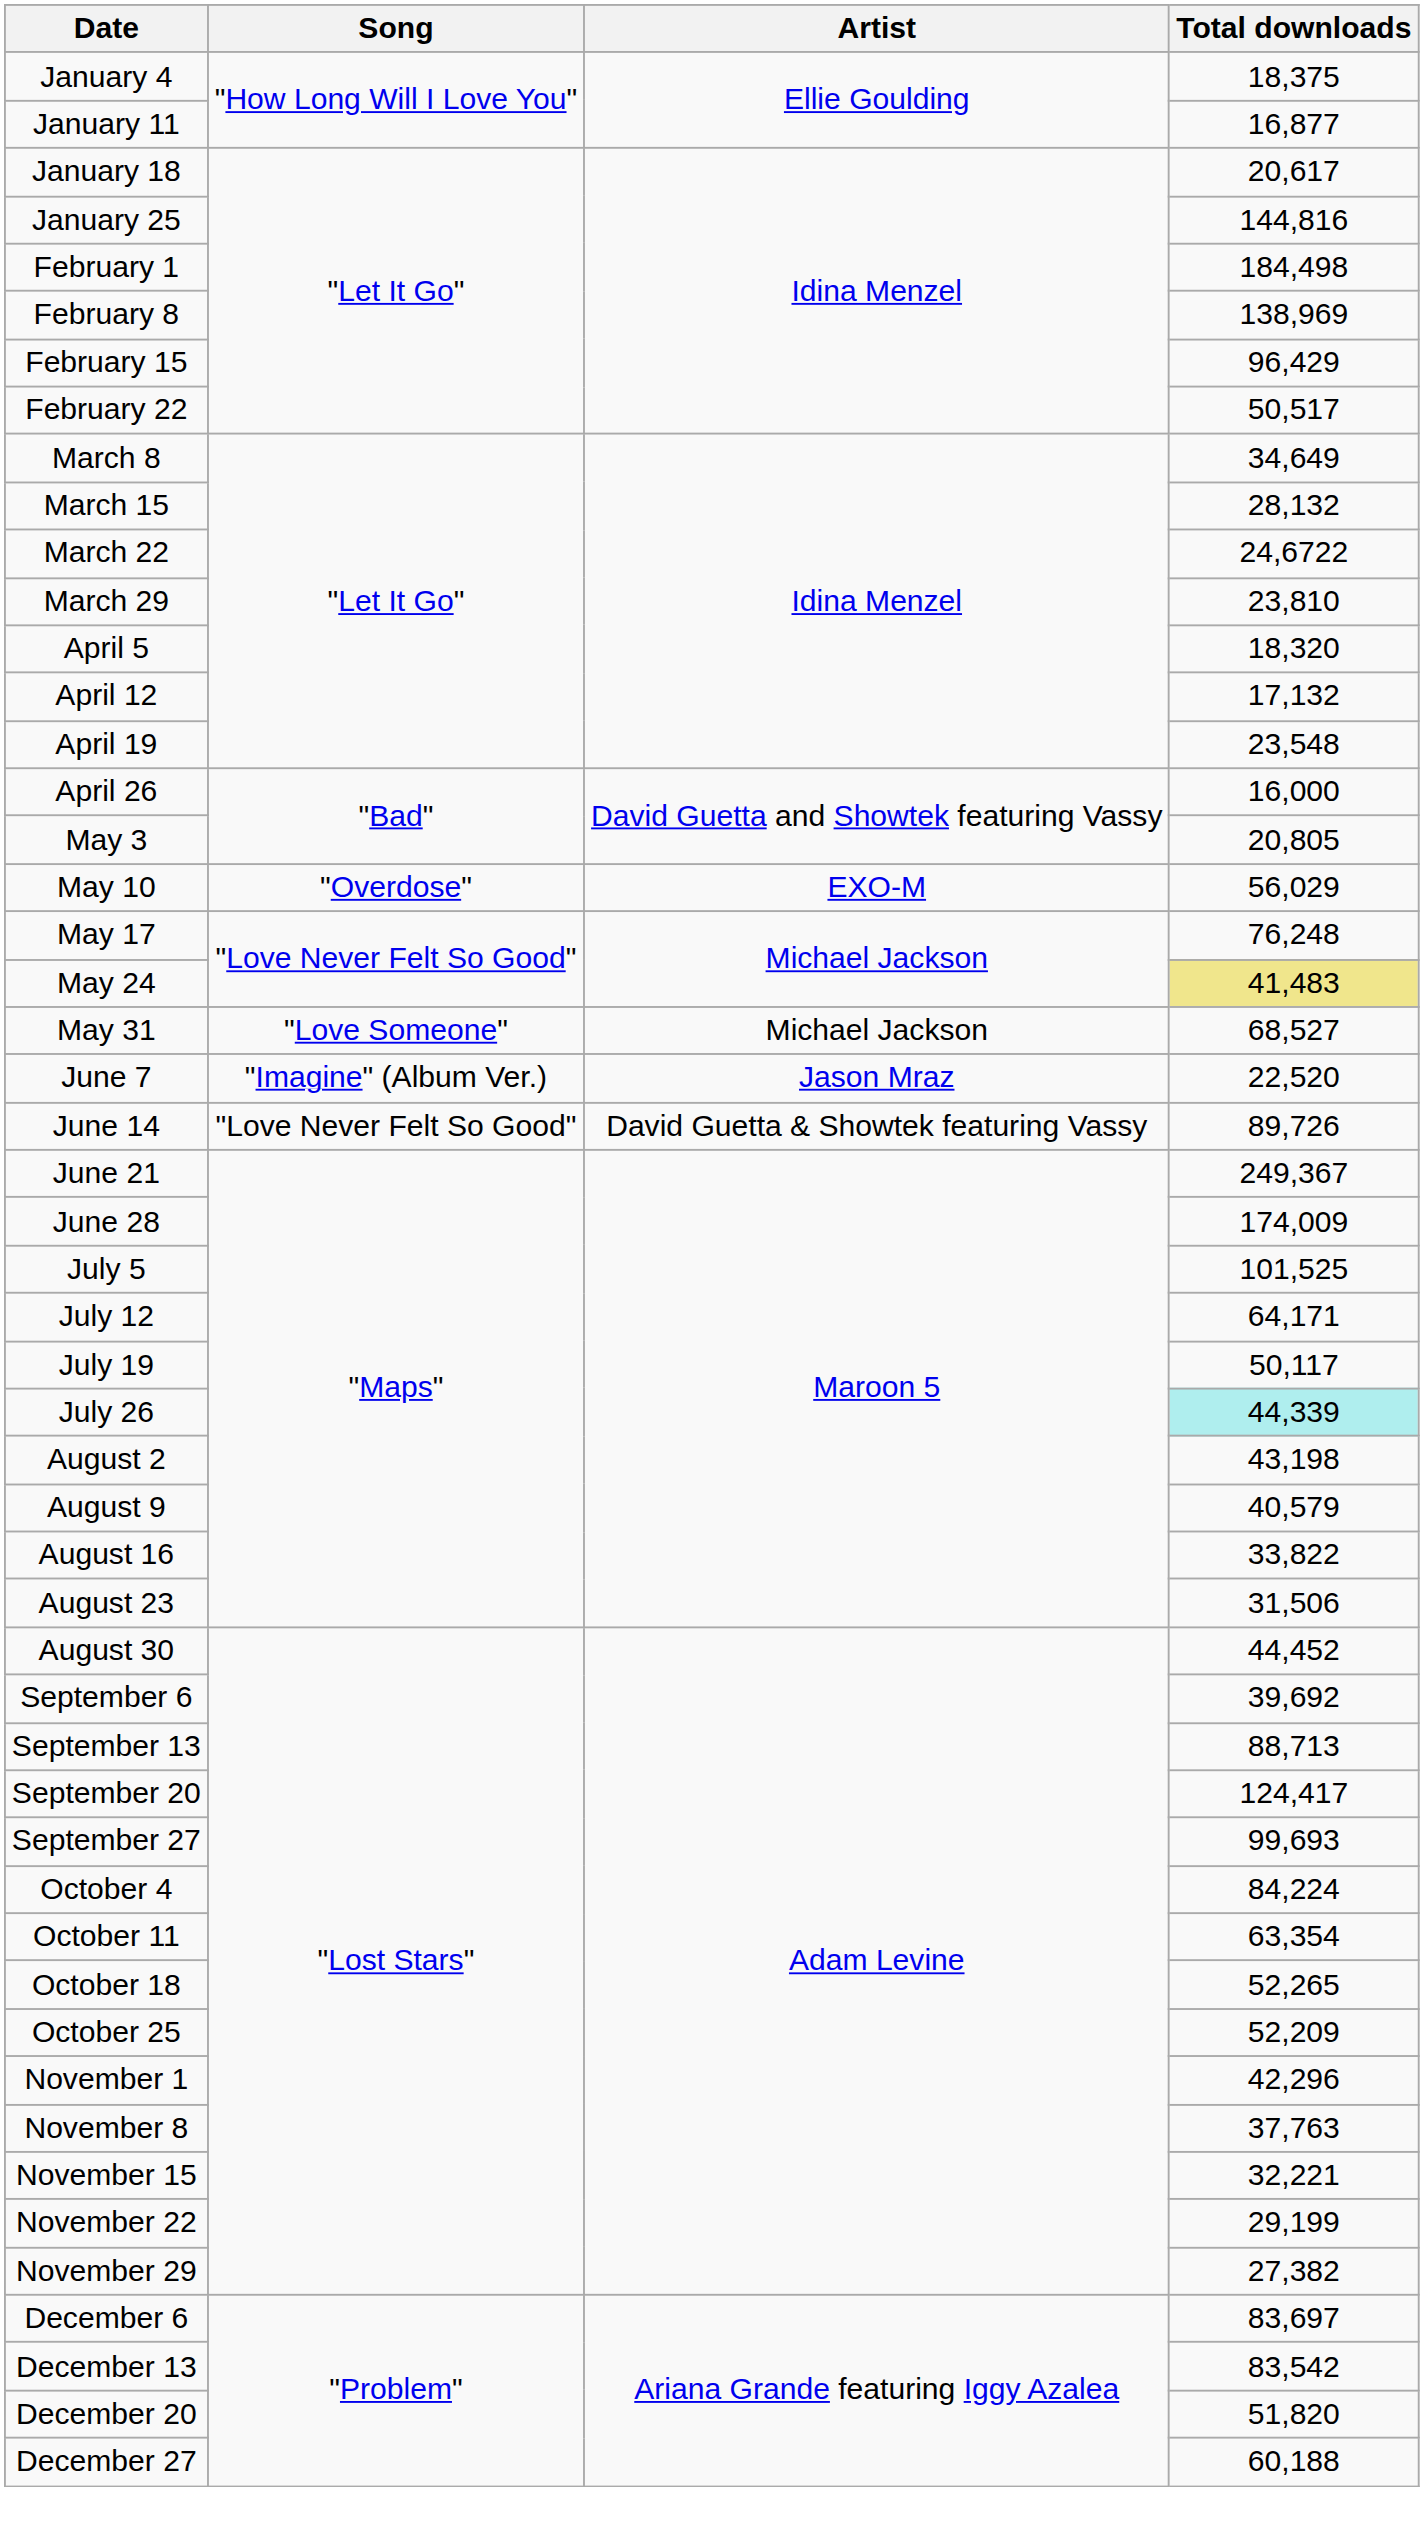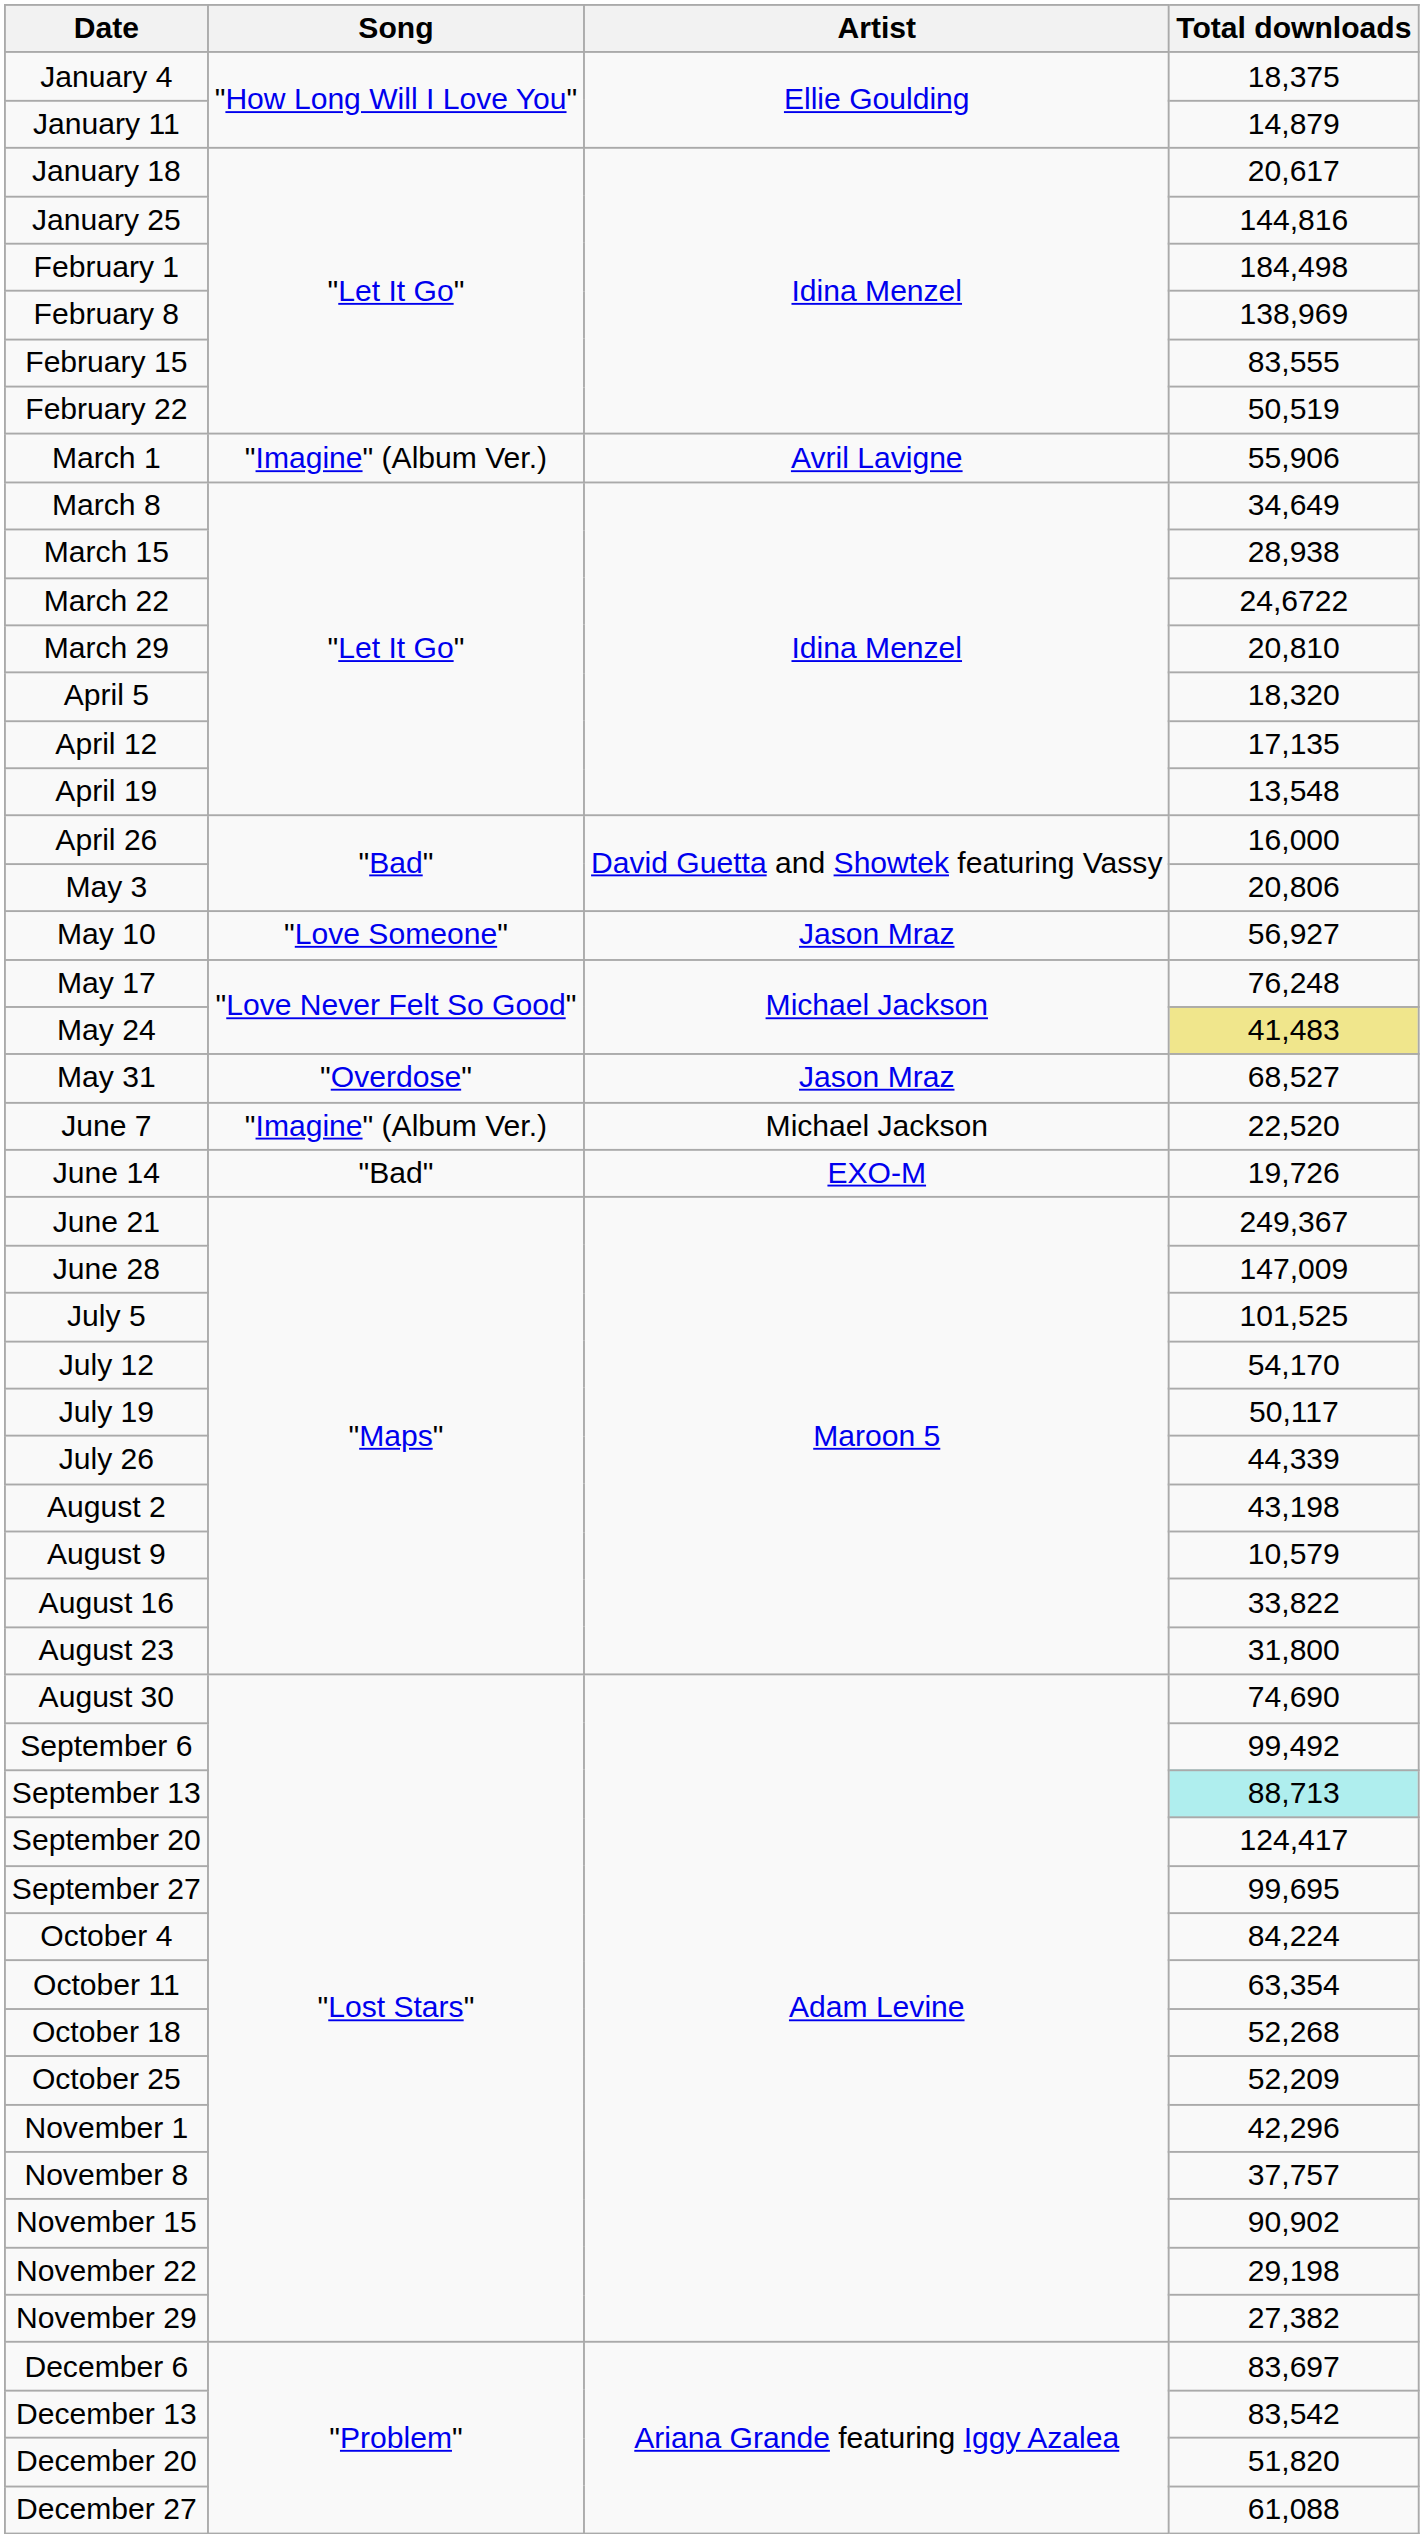(1294, 123) 16,877 -> (1294, 123) 14,879
(1294, 362) 96,429 -> (1294, 362) 83,555
(1294, 409) 50,517 -> (1294, 409) 50,519
+ row: (106, 457)
(1294, 505) 28,132 -> (1294, 553) 28,938
(1294, 600) 23,810 -> (1294, 648) 20,810
(1294, 696) 17,132 -> (1294, 743) 17,135
(1294, 743) 23,548 -> (1294, 791) 13,548
(1294, 839) 20,805 -> (1294, 887) 20,806
(396, 887) "Overdose" -> (396, 934) "Love Someone"
(877, 887) EXO-M -> (877, 934) Jason Mraz
(1294, 887) 56,029 -> (1294, 934) 56,927
(396, 1030) "Love Someone" -> (396, 1077) "Overdose"
(877, 1030) Michael Jackson -> (877, 1077) Jason Mraz
(877, 1077) Jason Mraz -> (877, 1125) Michael Jackson
(396, 1125) "Love Never Felt So Good" -> (396, 1173) "Bad"
(877, 1125) David Guetta & Showtek featuring Vassy -> (877, 1173) EXO-M
(1294, 1125) 89,726 -> (1294, 1173) 19,726
(1294, 1220) 174,009 -> (1294, 1268) 147,009
(1294, 1316) 64,171 -> (1294, 1364) 54,170
(1294, 1411) paleturquoise background -> (1294, 1459) no background
(1294, 1507) 40,579 -> (1294, 1554) 10,579
(1294, 1602) 31,506 -> (1294, 1650) 31,800
(1294, 1650) 44,452 -> (1294, 1698) 74,690
(1294, 1698) 39,692 -> (1294, 1745) 99,492
(1294, 1745) no background -> (1294, 1793) paleturquoise background
(1294, 1841) 99,693 -> (1294, 1888) 99,695
(1294, 1984) 52,265 -> (1294, 2031) 52,268
(1294, 2127) 37,763 -> (1294, 2175) 37,757
(1294, 2175) 32,221 -> (1294, 2222) 90,902
(1294, 2222) 29,199 -> (1294, 2270) 29,198
(1294, 2461) 60,188 -> (1294, 2509) 61,088
